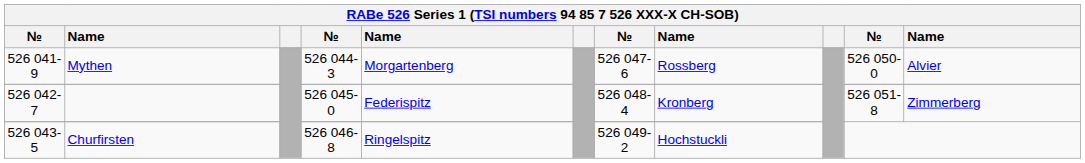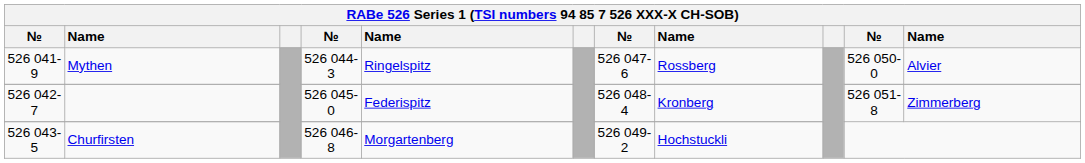(409, 66) Morgartenberg -> (398, 66) Ringelspitz
(398, 139) Ringelspitz -> (409, 139) Morgartenberg
